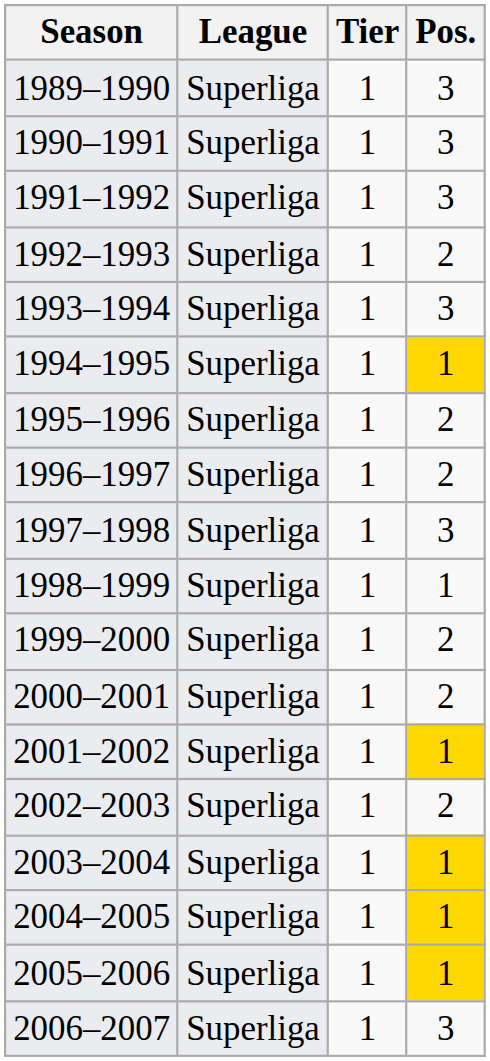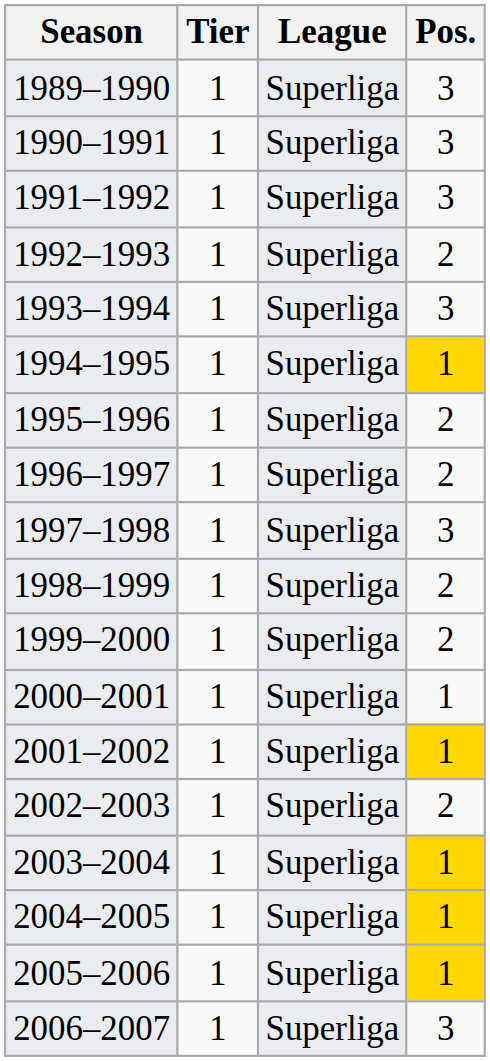columns swapped: (368, 32) <-> (253, 32)
(446, 585) 1 -> (446, 585) 2
(446, 695) 2 -> (446, 695) 1
